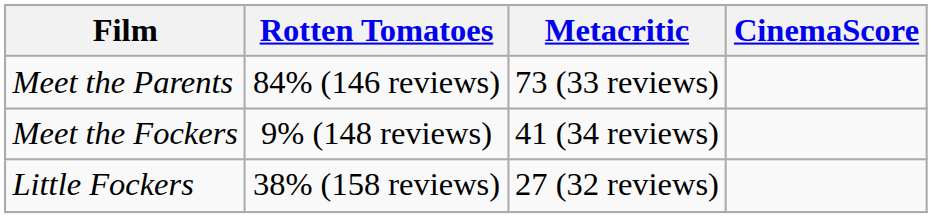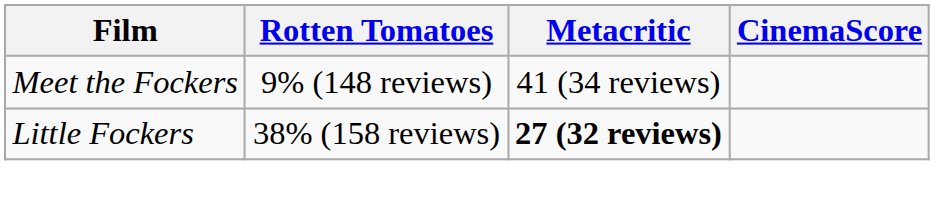- row: (123, 81)
(617, 184) normal -> (618, 133) bold
